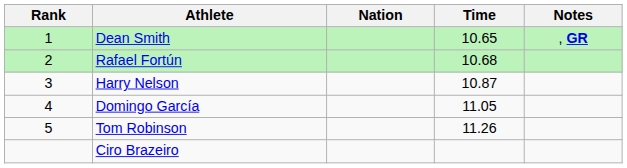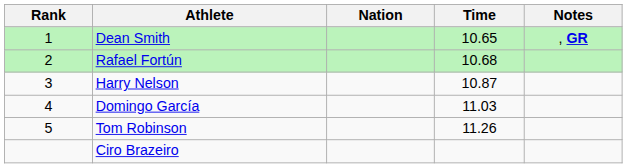(479, 106) 11.05 -> (479, 106) 11.03
